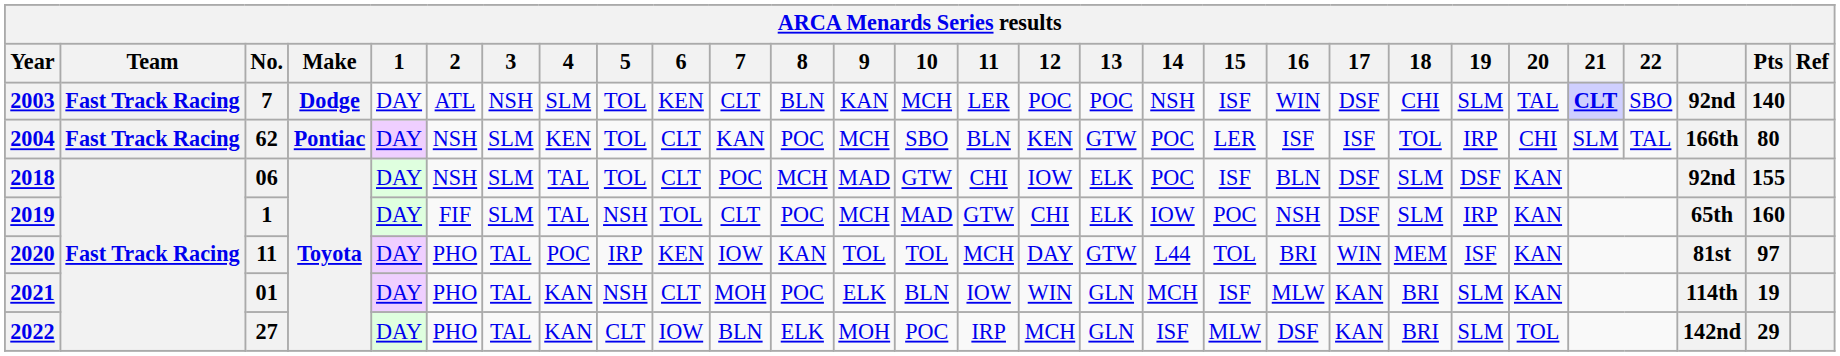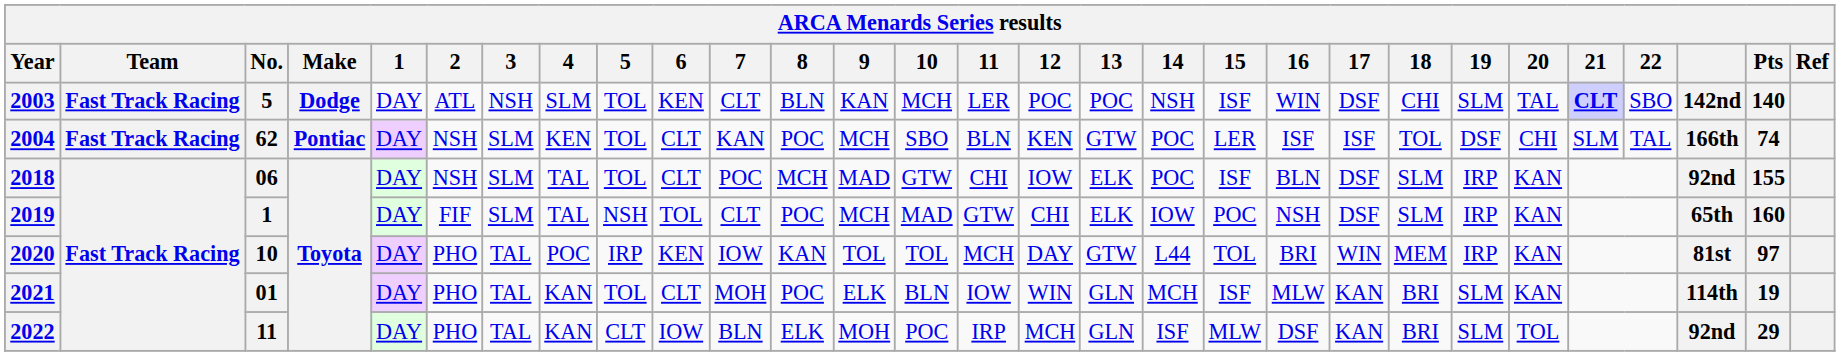(267, 100) 7 -> (267, 100) 5
(1712, 100) 92nd -> (1712, 100) 142nd
(1480, 139) IRP -> (1480, 139) DSF
(1768, 139) 80 -> (1768, 139) 74
(1480, 177) DSF -> (1480, 177) IRP
(267, 254) 11 -> (267, 254) 10
(1480, 254) ISF -> (1480, 254) IRP
(625, 292) NSH -> (625, 292) TOL
(267, 331) 27 -> (267, 331) 11
(1712, 331) 142nd -> (1712, 331) 92nd
